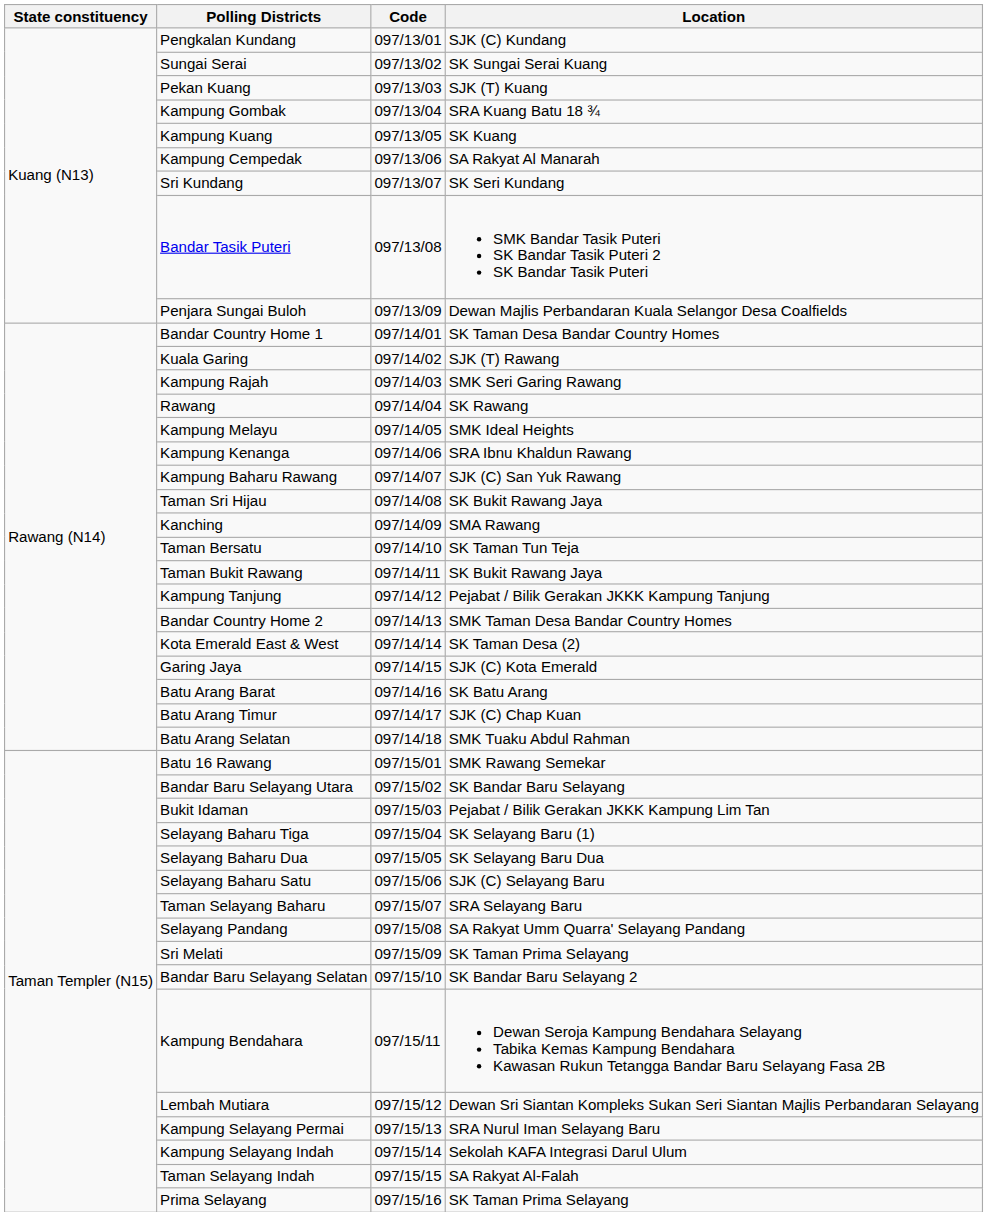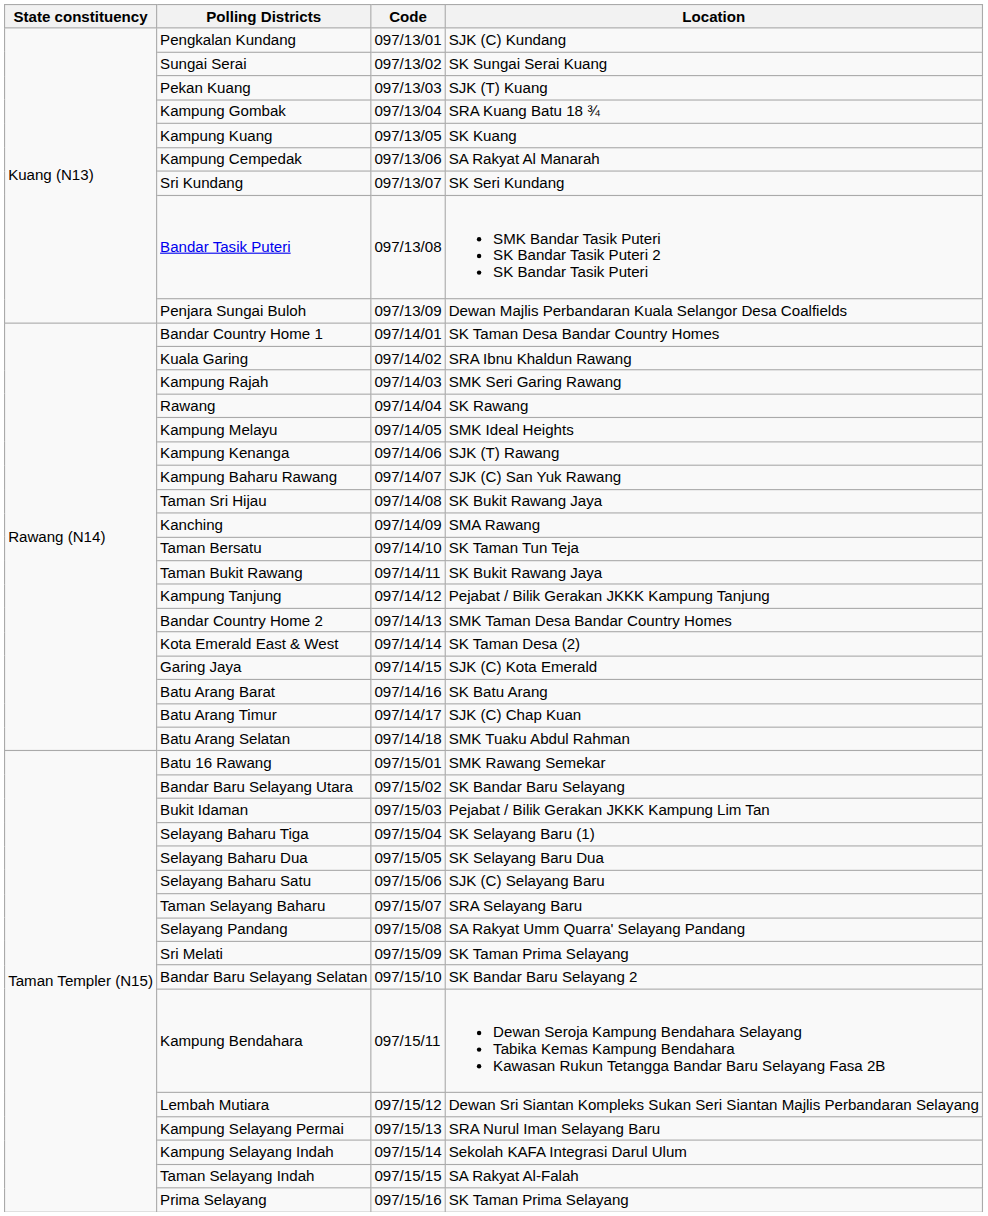(504, 358) SJK (T) Rawang -> (540, 358) SRA Ibnu Khaldun Rawang
(540, 453) SRA Ibnu Khaldun Rawang -> (504, 453) SJK (T) Rawang
